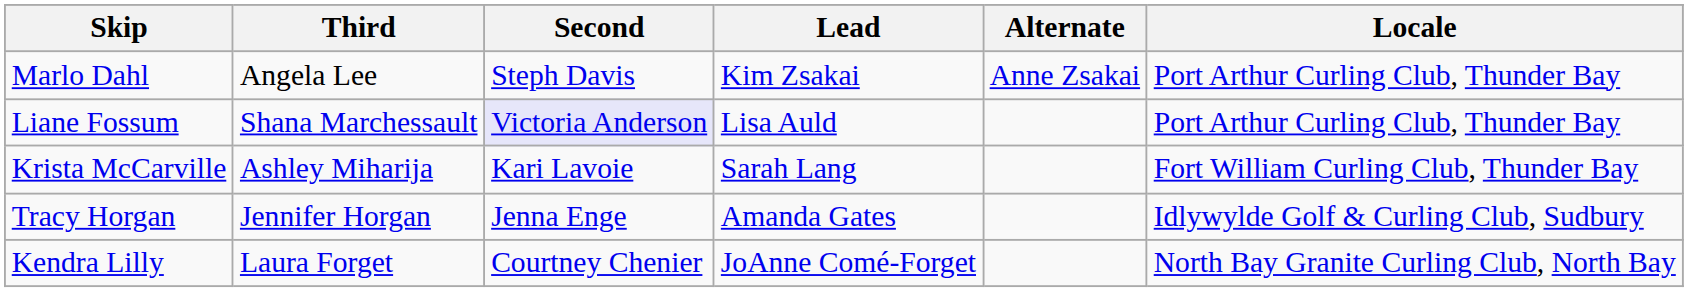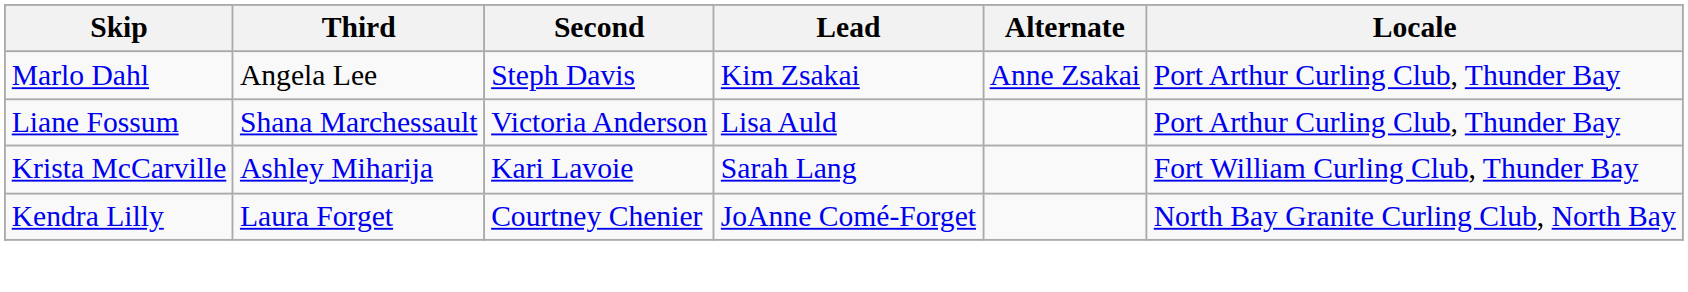(599, 121) lavender background -> (599, 121) no background
- row: (94, 215)
